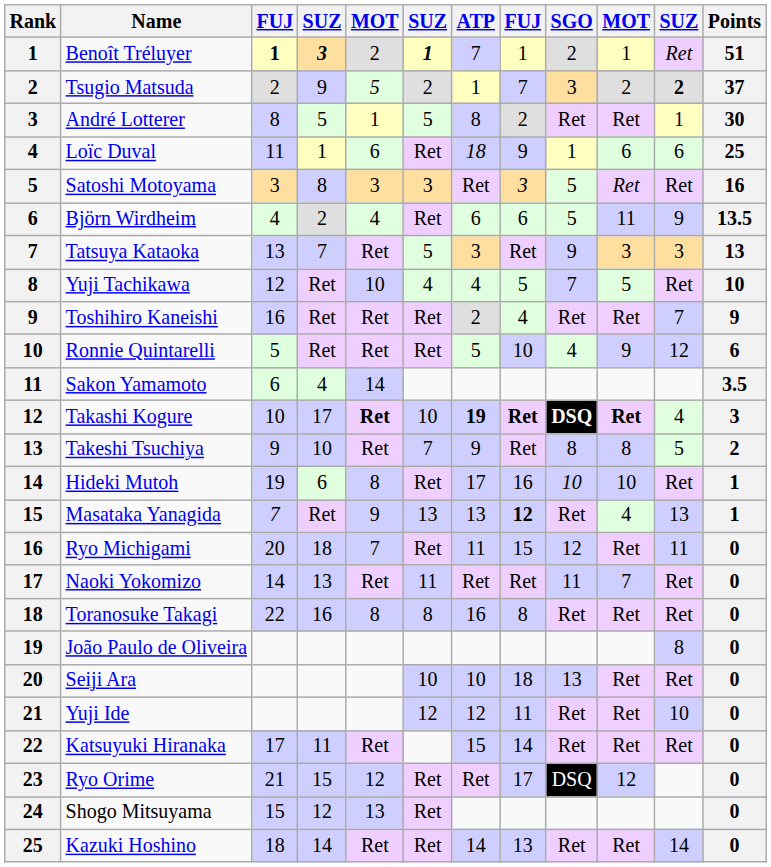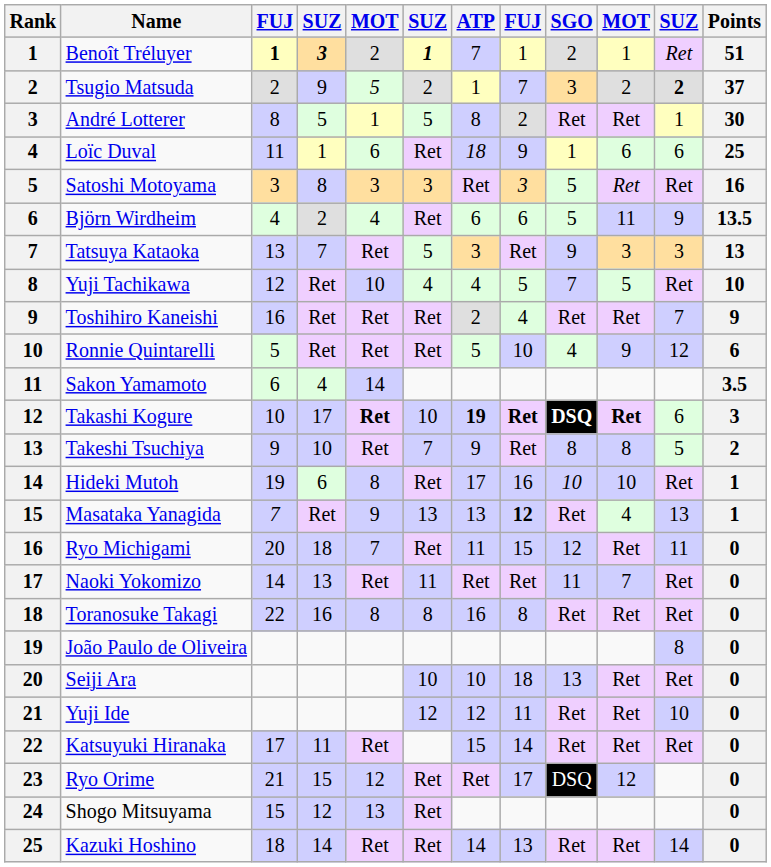(679, 416) 4 -> (679, 416) 6
